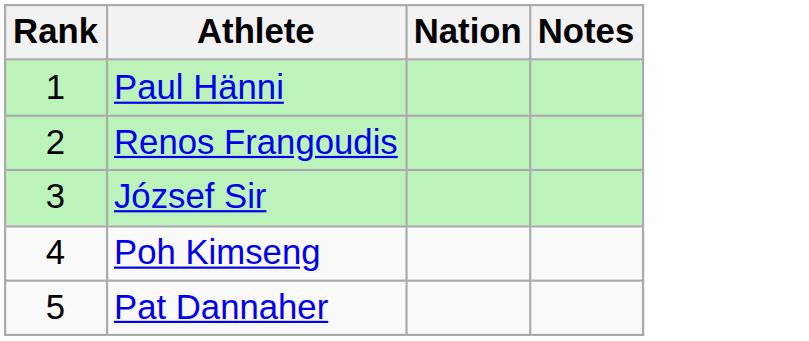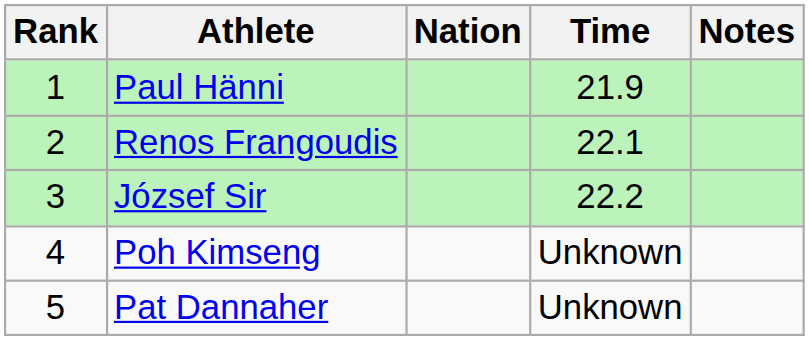+ column: (610, 32)
